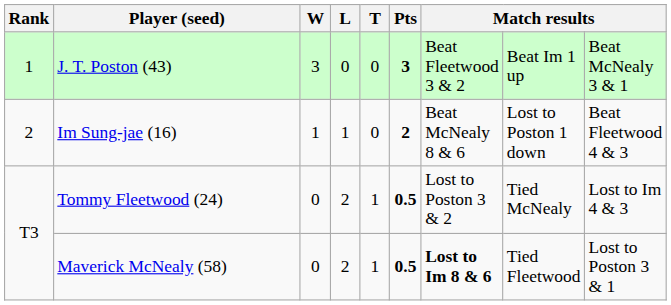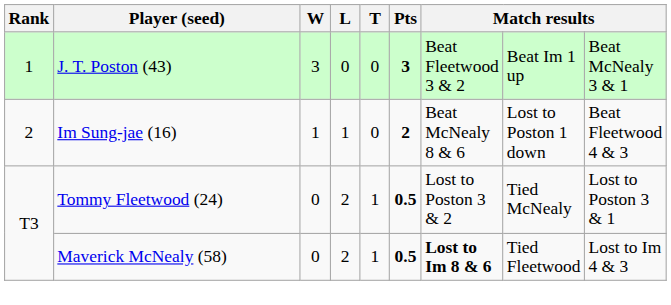(625, 199) Lost to Im 4 & 3 -> (619, 199) Lost to Poston 3 & 1
(619, 266) Lost to Poston 3 & 1 -> (625, 256) Lost to Im 4 & 3
